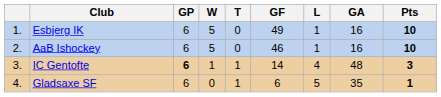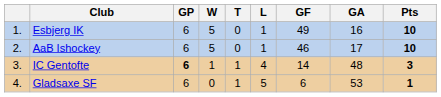columns swapped: (317, 13) <-> (277, 13)
(356, 48) 16 -> (356, 48) 17
(356, 83) 35 -> (356, 83) 53
